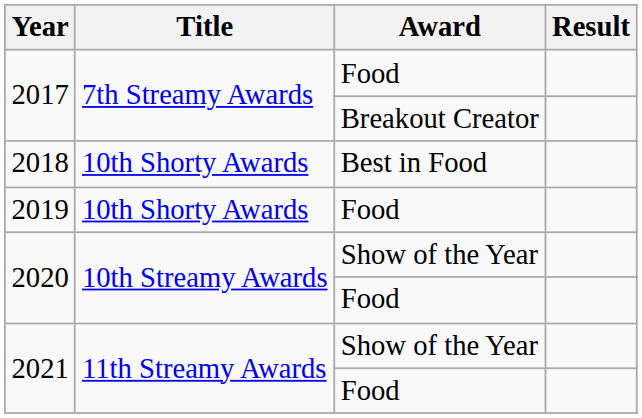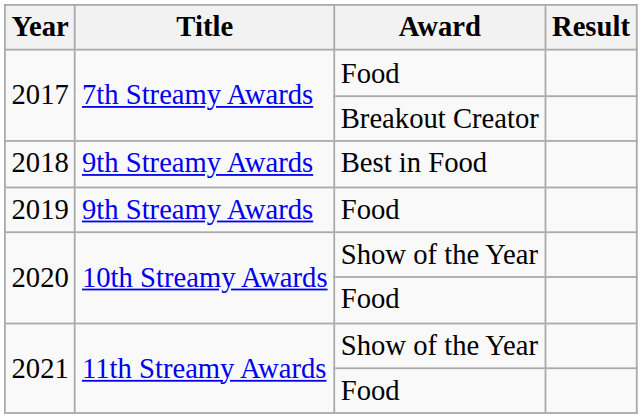(195, 163) 10th Shorty Awards -> (198, 163) 9th Streamy Awards
(195, 208) 10th Shorty Awards -> (198, 208) 9th Streamy Awards
